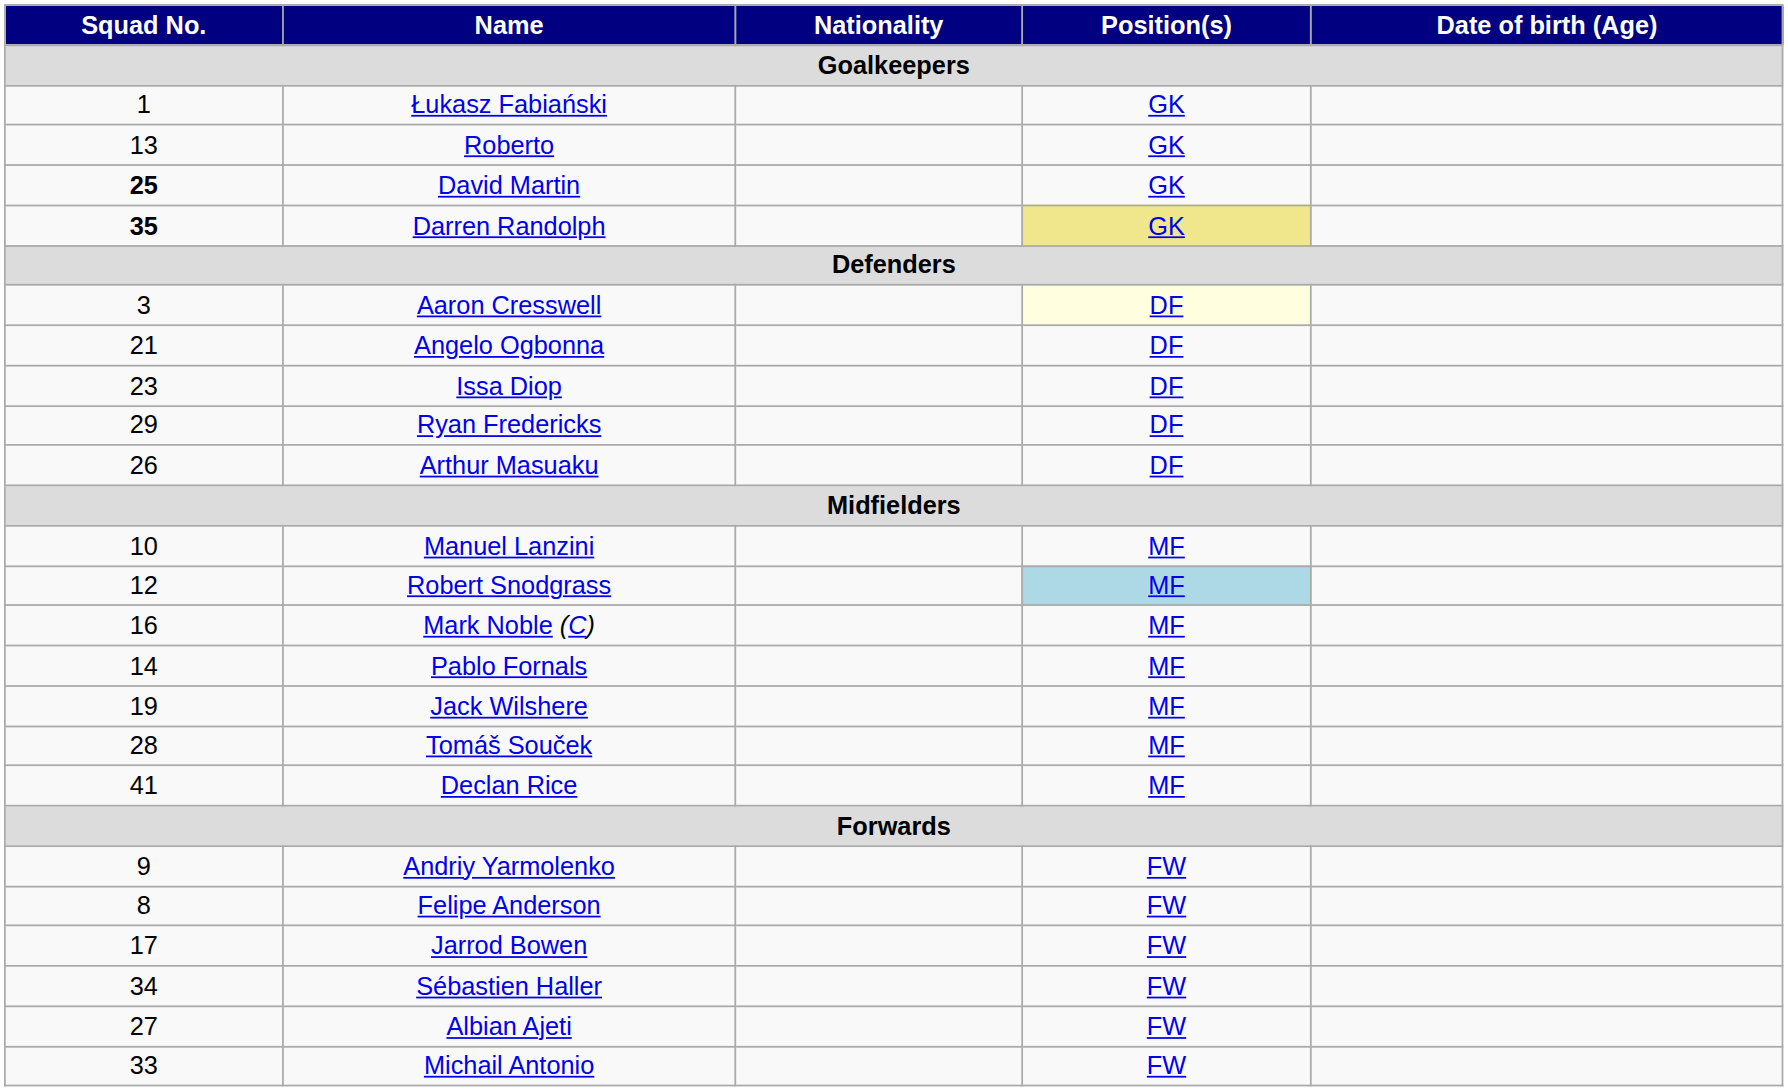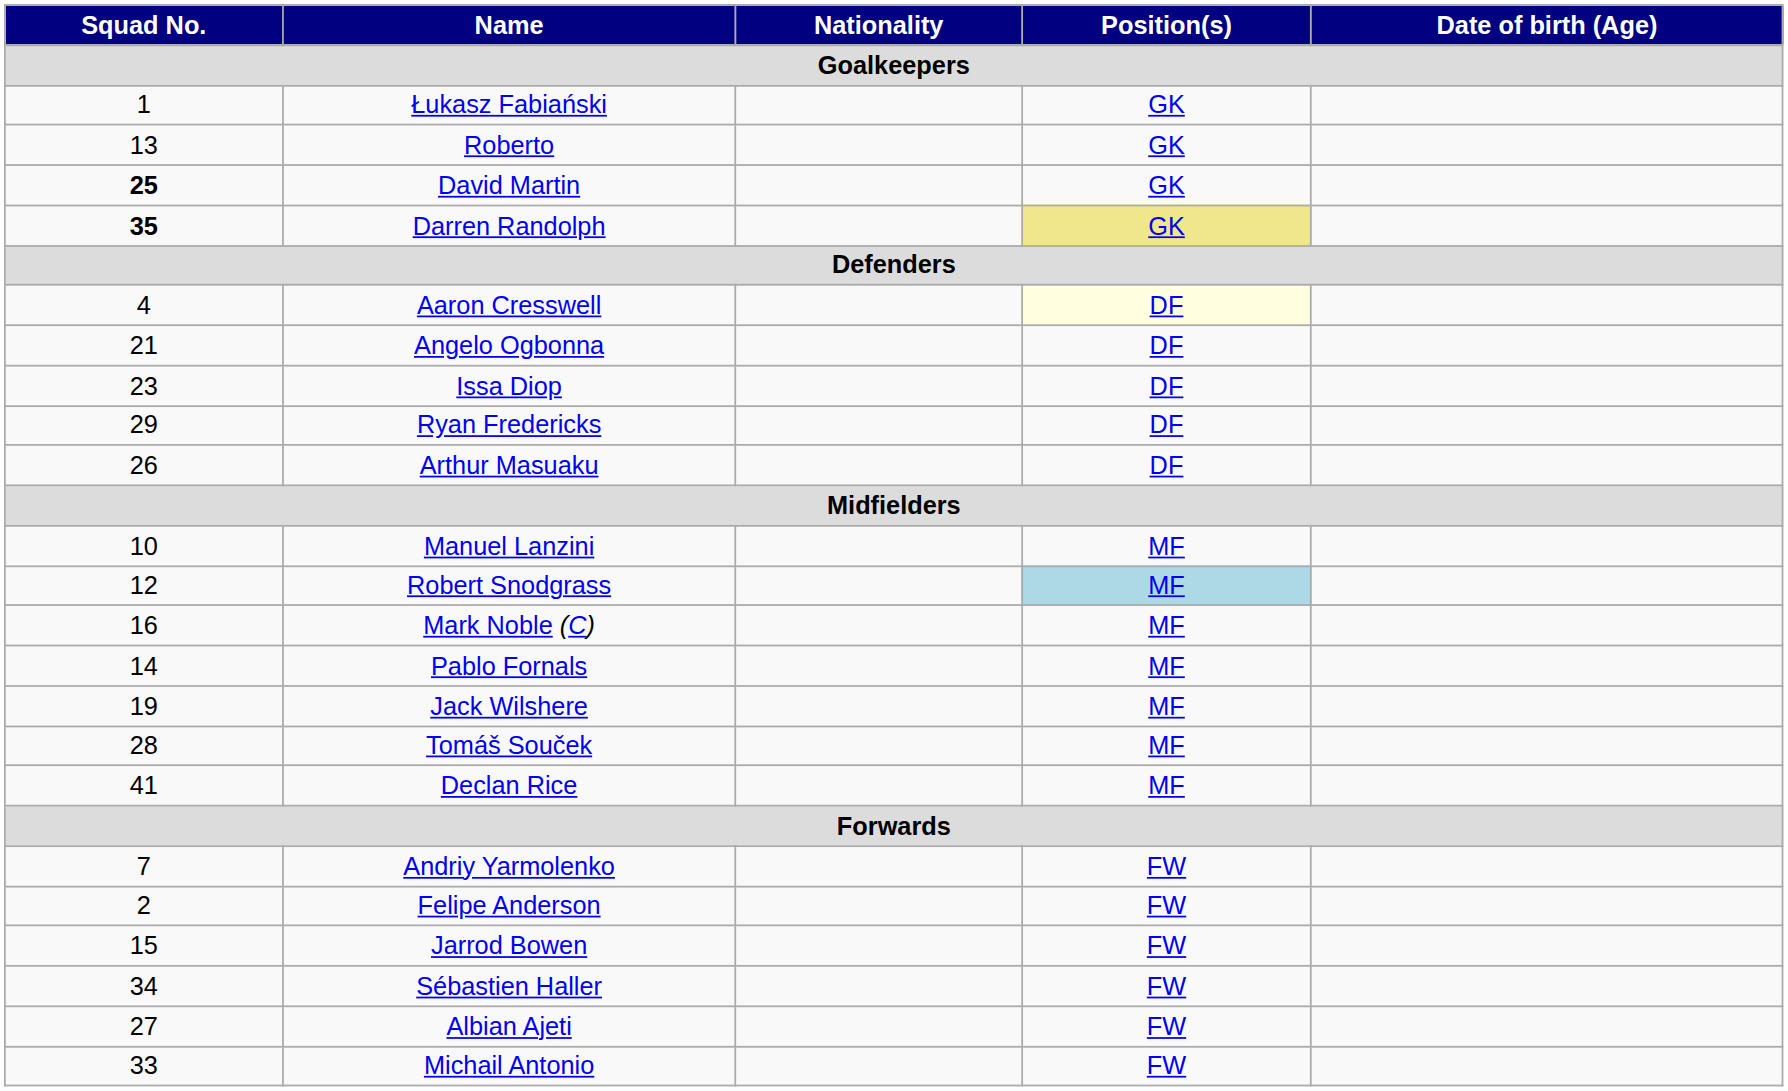(144, 306) 3 -> (144, 306) 4
(144, 866) 9 -> (144, 866) 7
(144, 906) 8 -> (144, 906) 2
(144, 946) 17 -> (144, 946) 15
